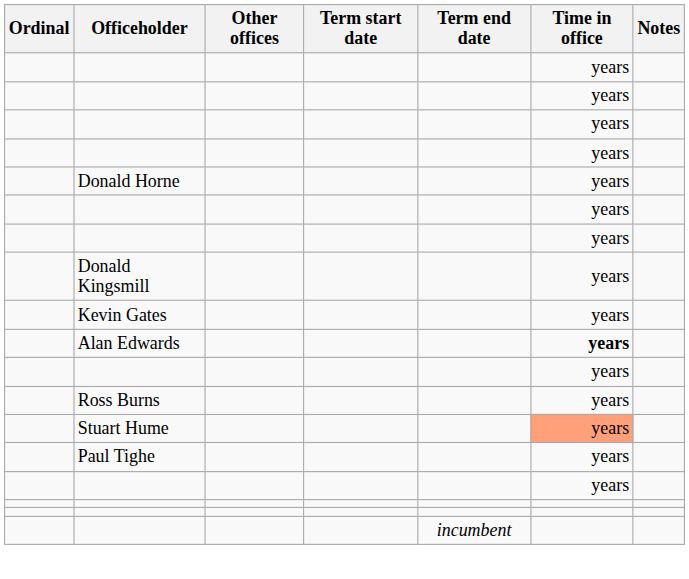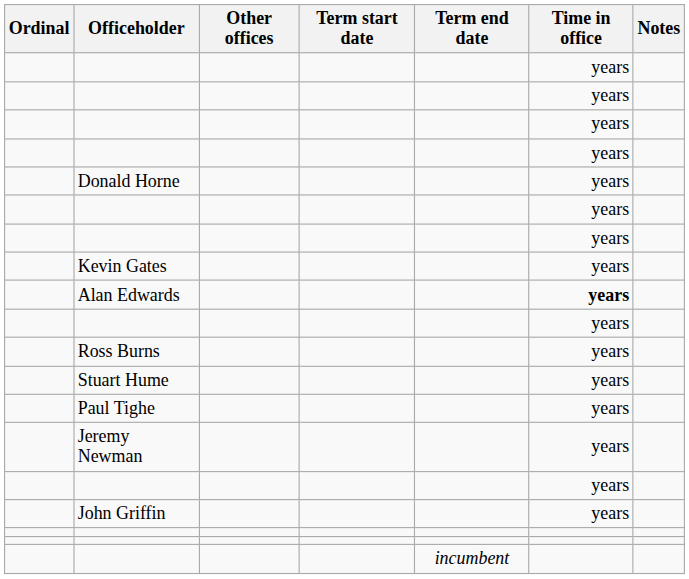- row: (39, 276)
(610, 428) lightsalmon background -> (610, 379) no background
+ row: (39, 447)
+ row: (39, 514)
